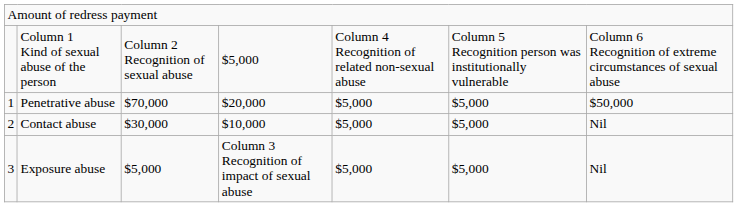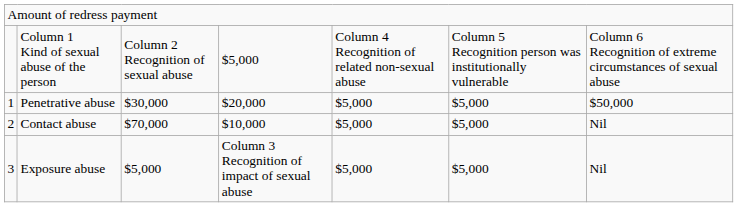(146, 103) $70,000 -> (146, 103) $30,000
(146, 124) $30,000 -> (146, 124) $70,000
